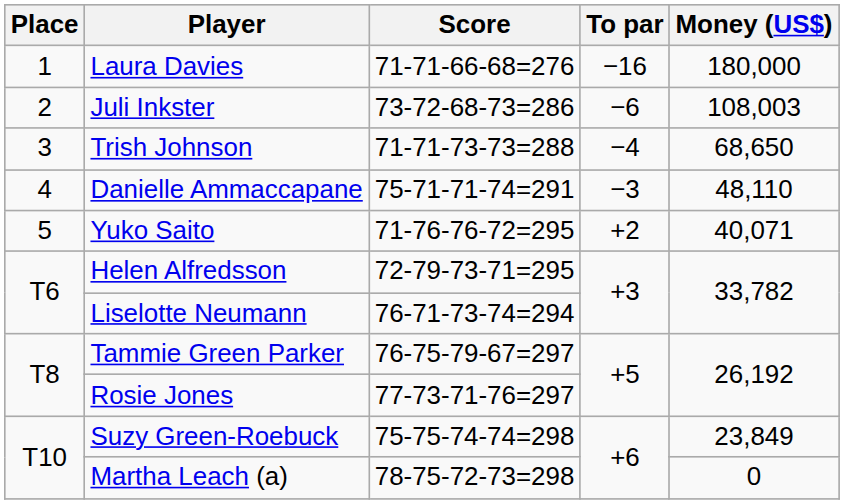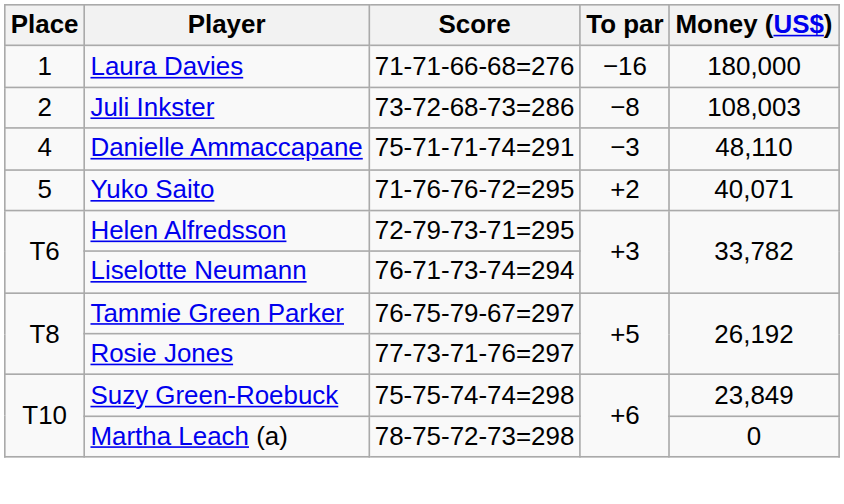(625, 107) −6 -> (625, 107) −8
- row: (171, 148)
